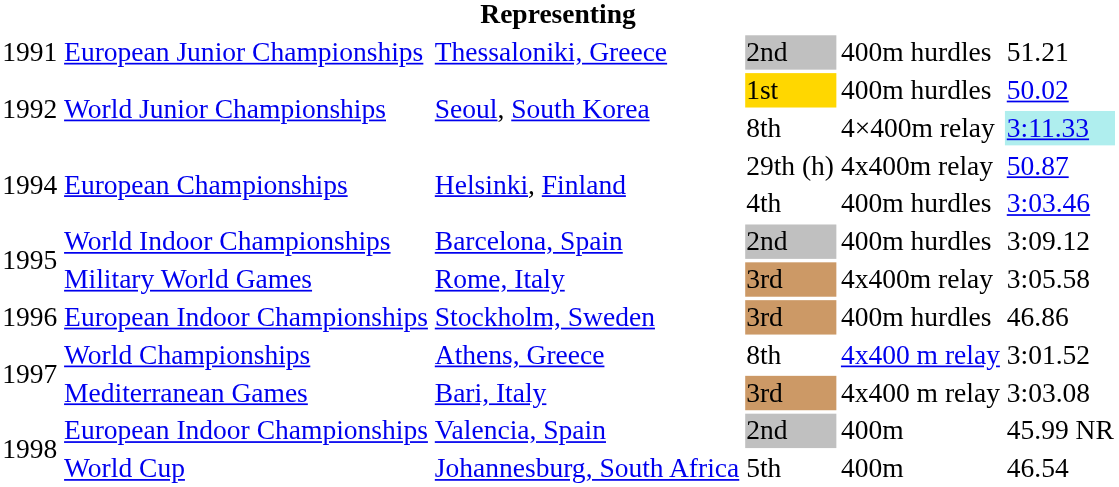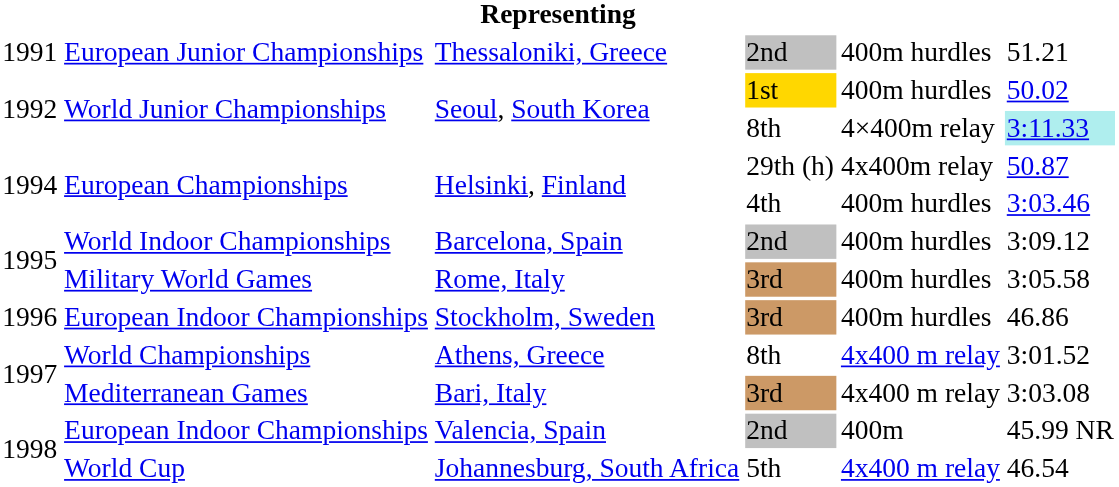(917, 279) 4x400m relay -> (916, 279) 400m hurdles
(872, 468) 400m -> (920, 468) 4x400 m relay
